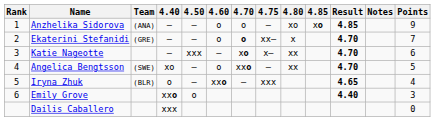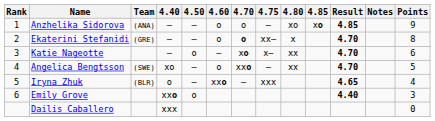(413, 39) 7 -> (413, 39) 8
(194, 53) xxx -> (194, 53) o
